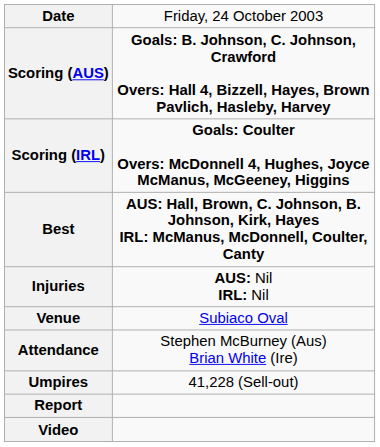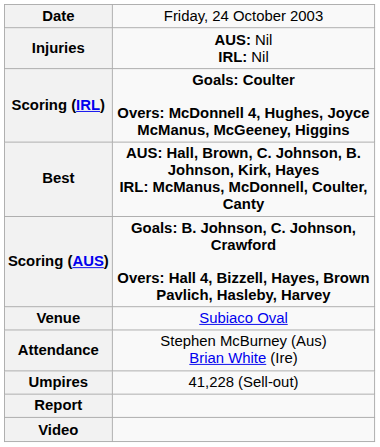rows swapped: (58, 73) <-> (58, 286)
